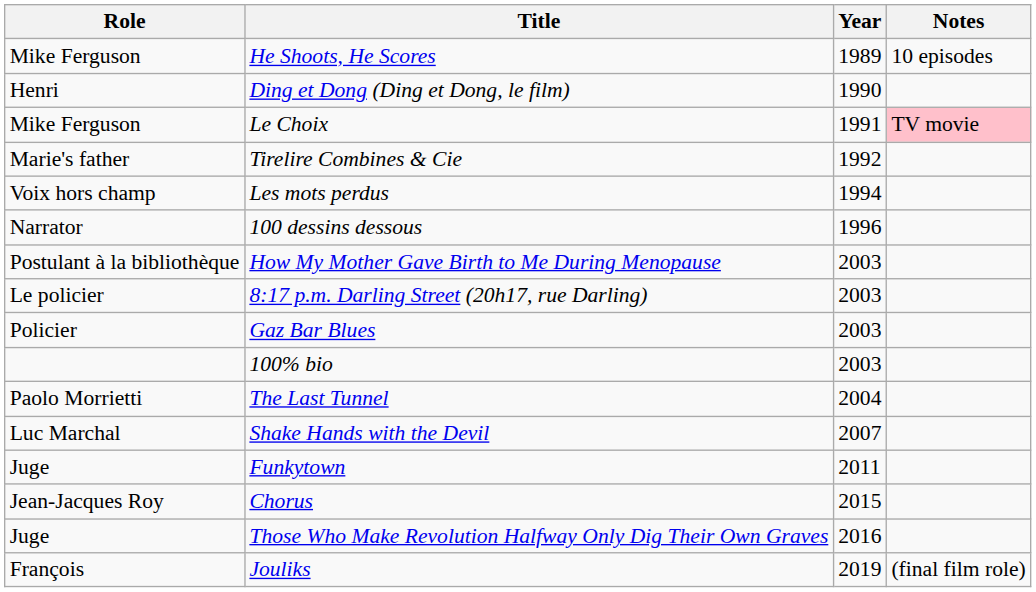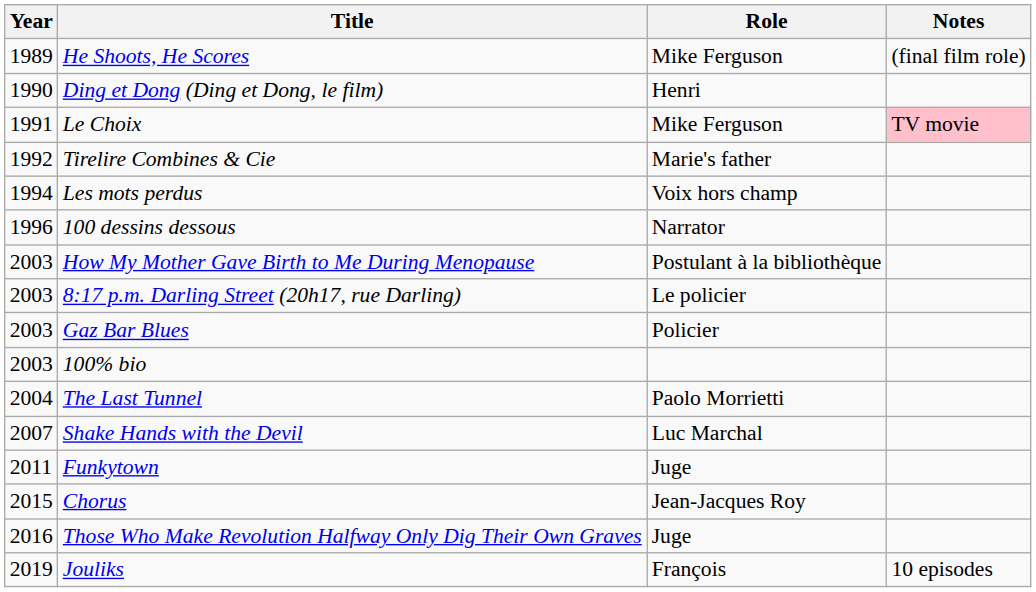columns swapped: (860, 21) <-> (125, 21)
(942, 55) 10 episodes -> (959, 55) (final film role)
(959, 569) (final film role) -> (942, 569) 10 episodes
